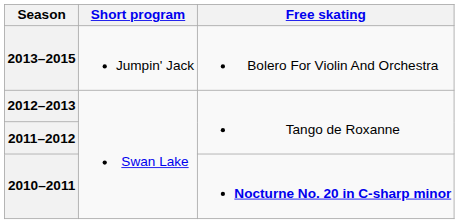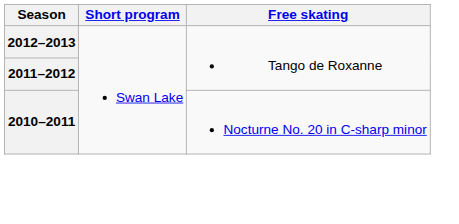- row: (42, 58)
(326, 194) bold -> (308, 130) normal
